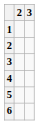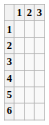+ column: (19, 12)
